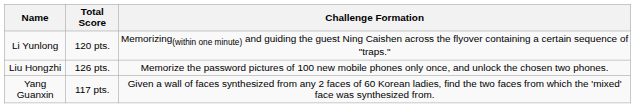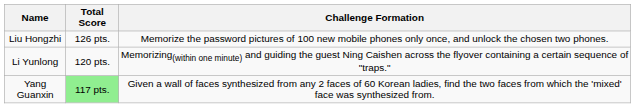rows swapped: (35, 45) <-> (35, 68)
(92, 89) no background -> (92, 89) lightgreen background
